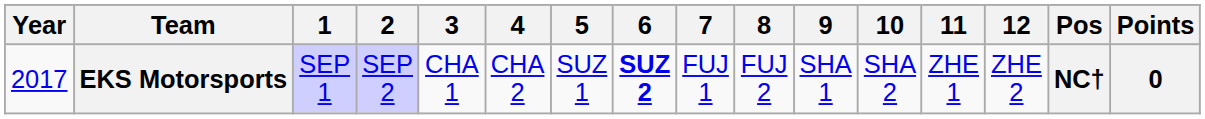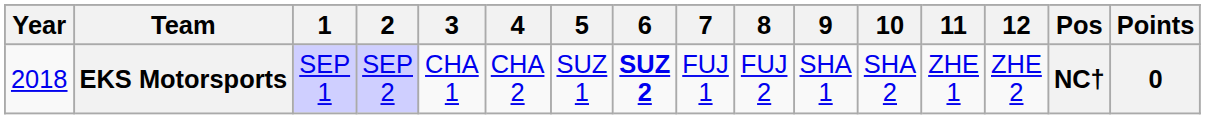(39, 79) 2017 -> (39, 79) 2018
